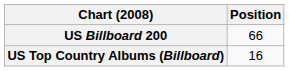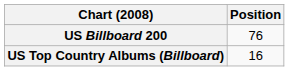(256, 35) 66 -> (256, 35) 76
